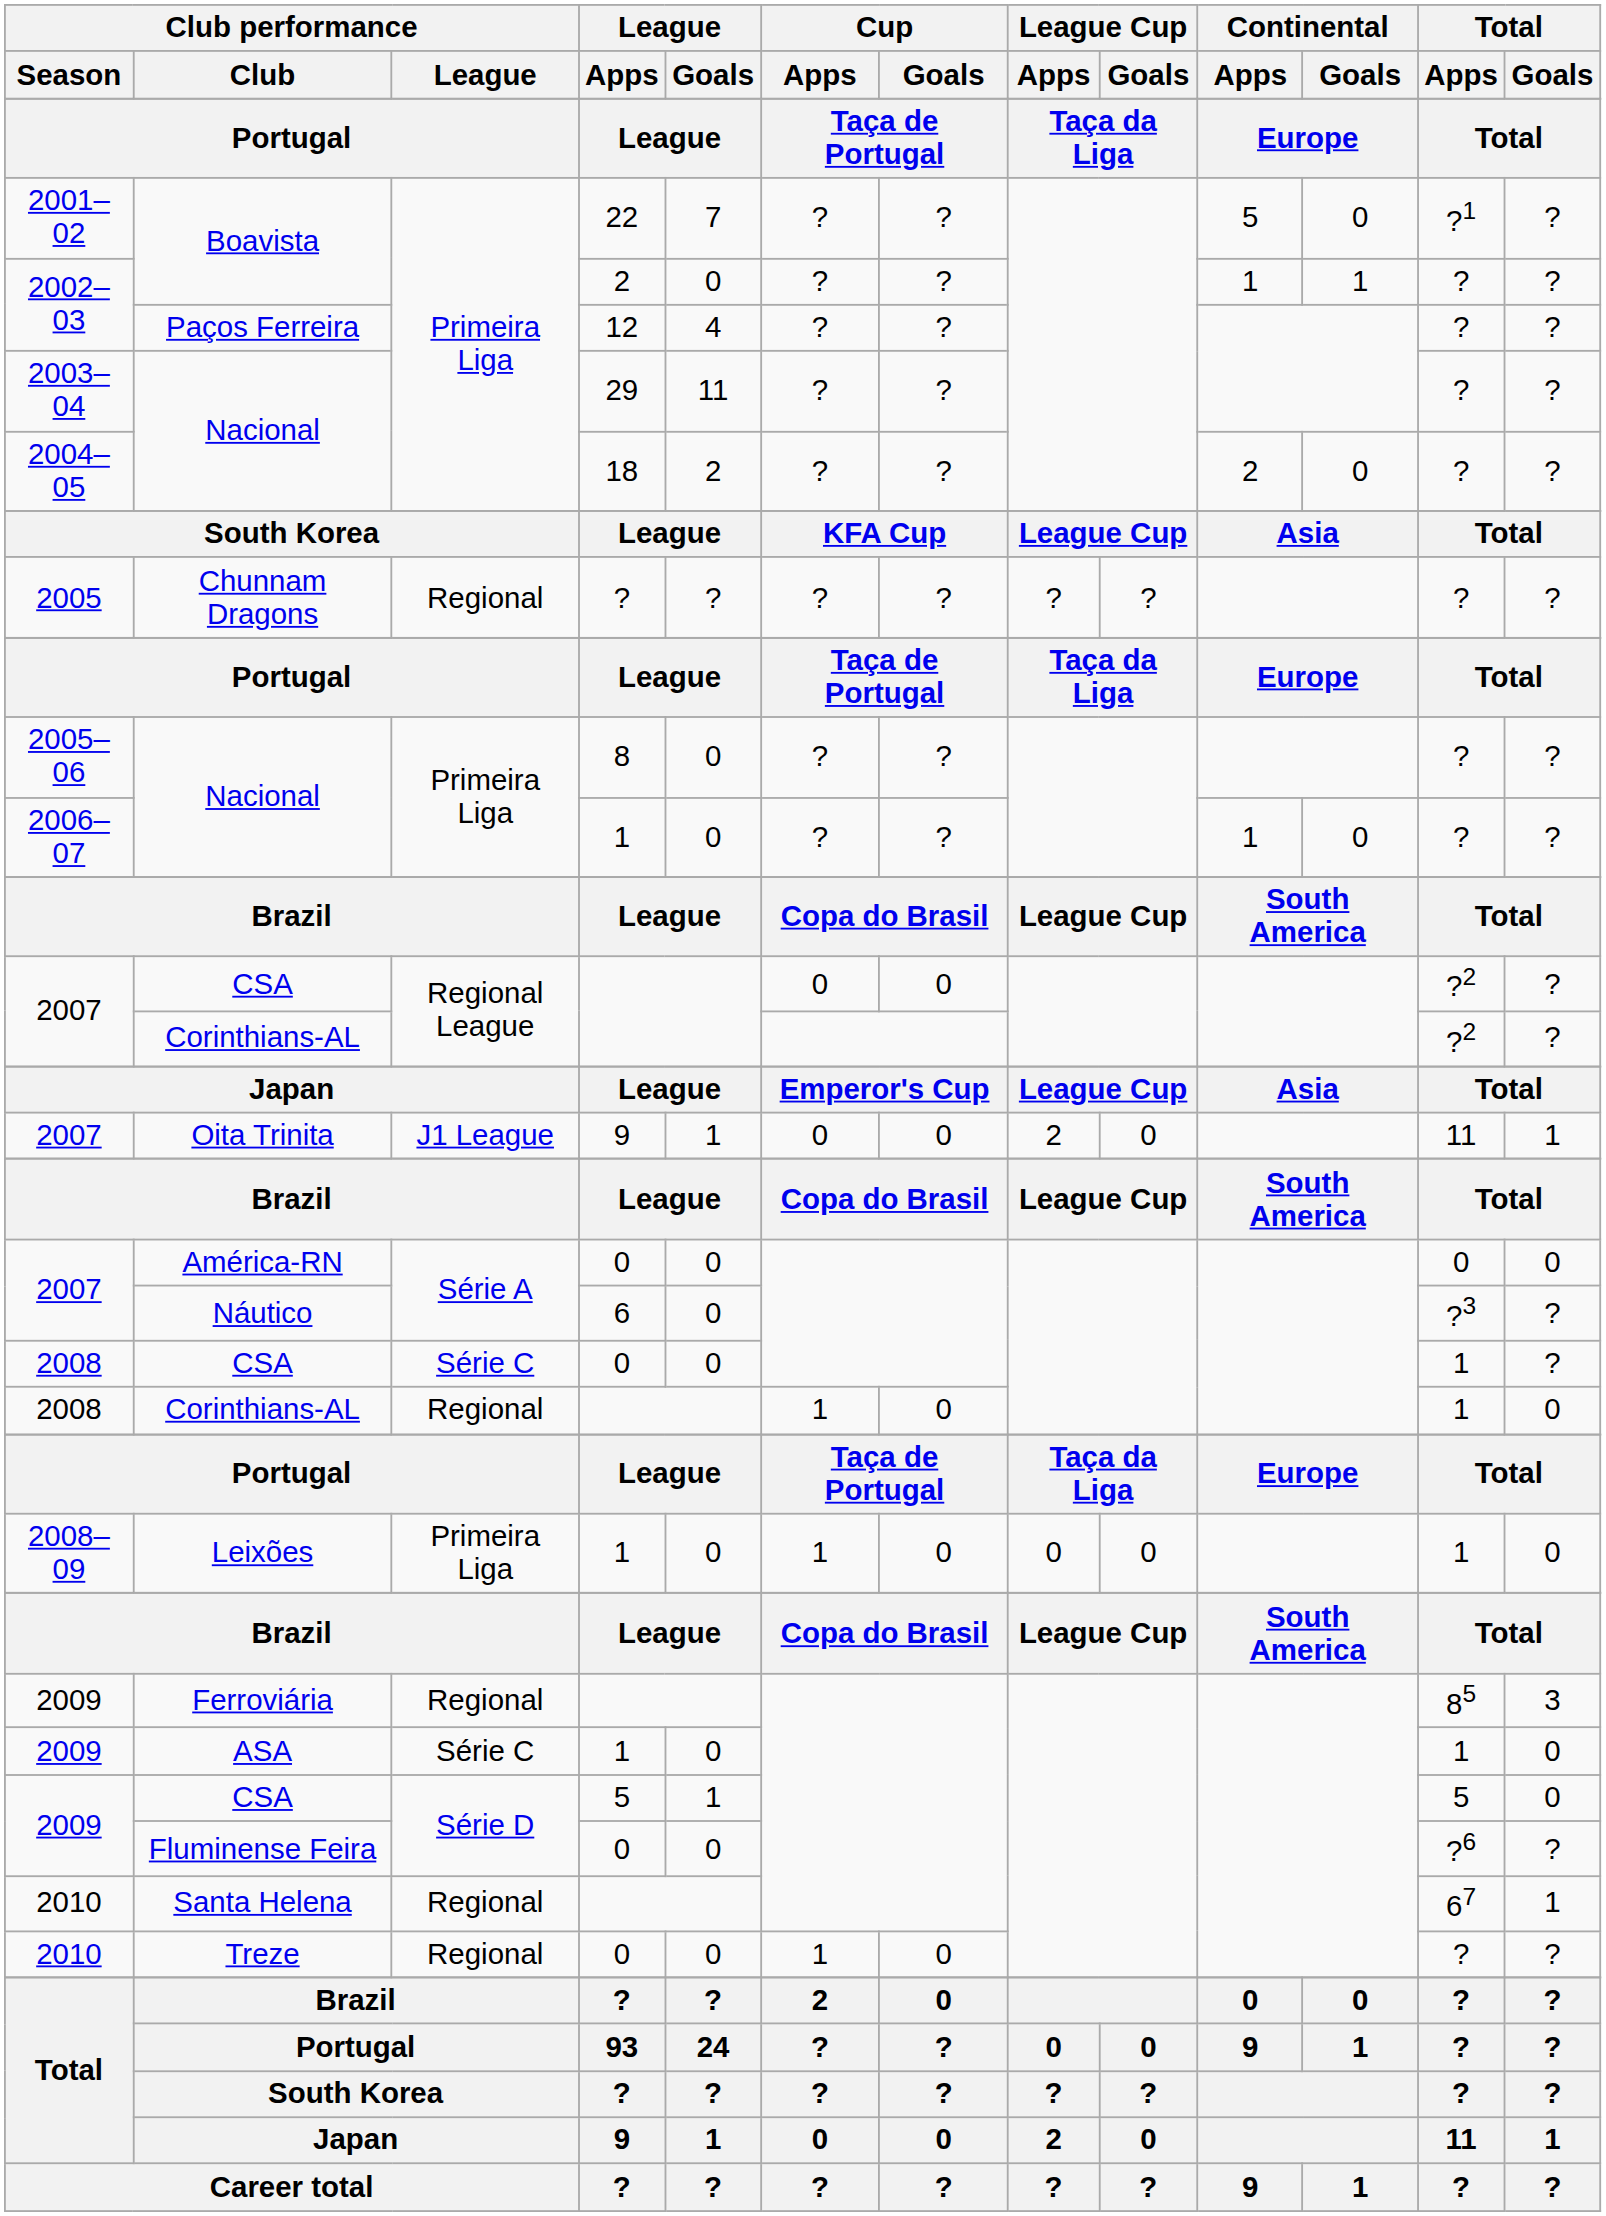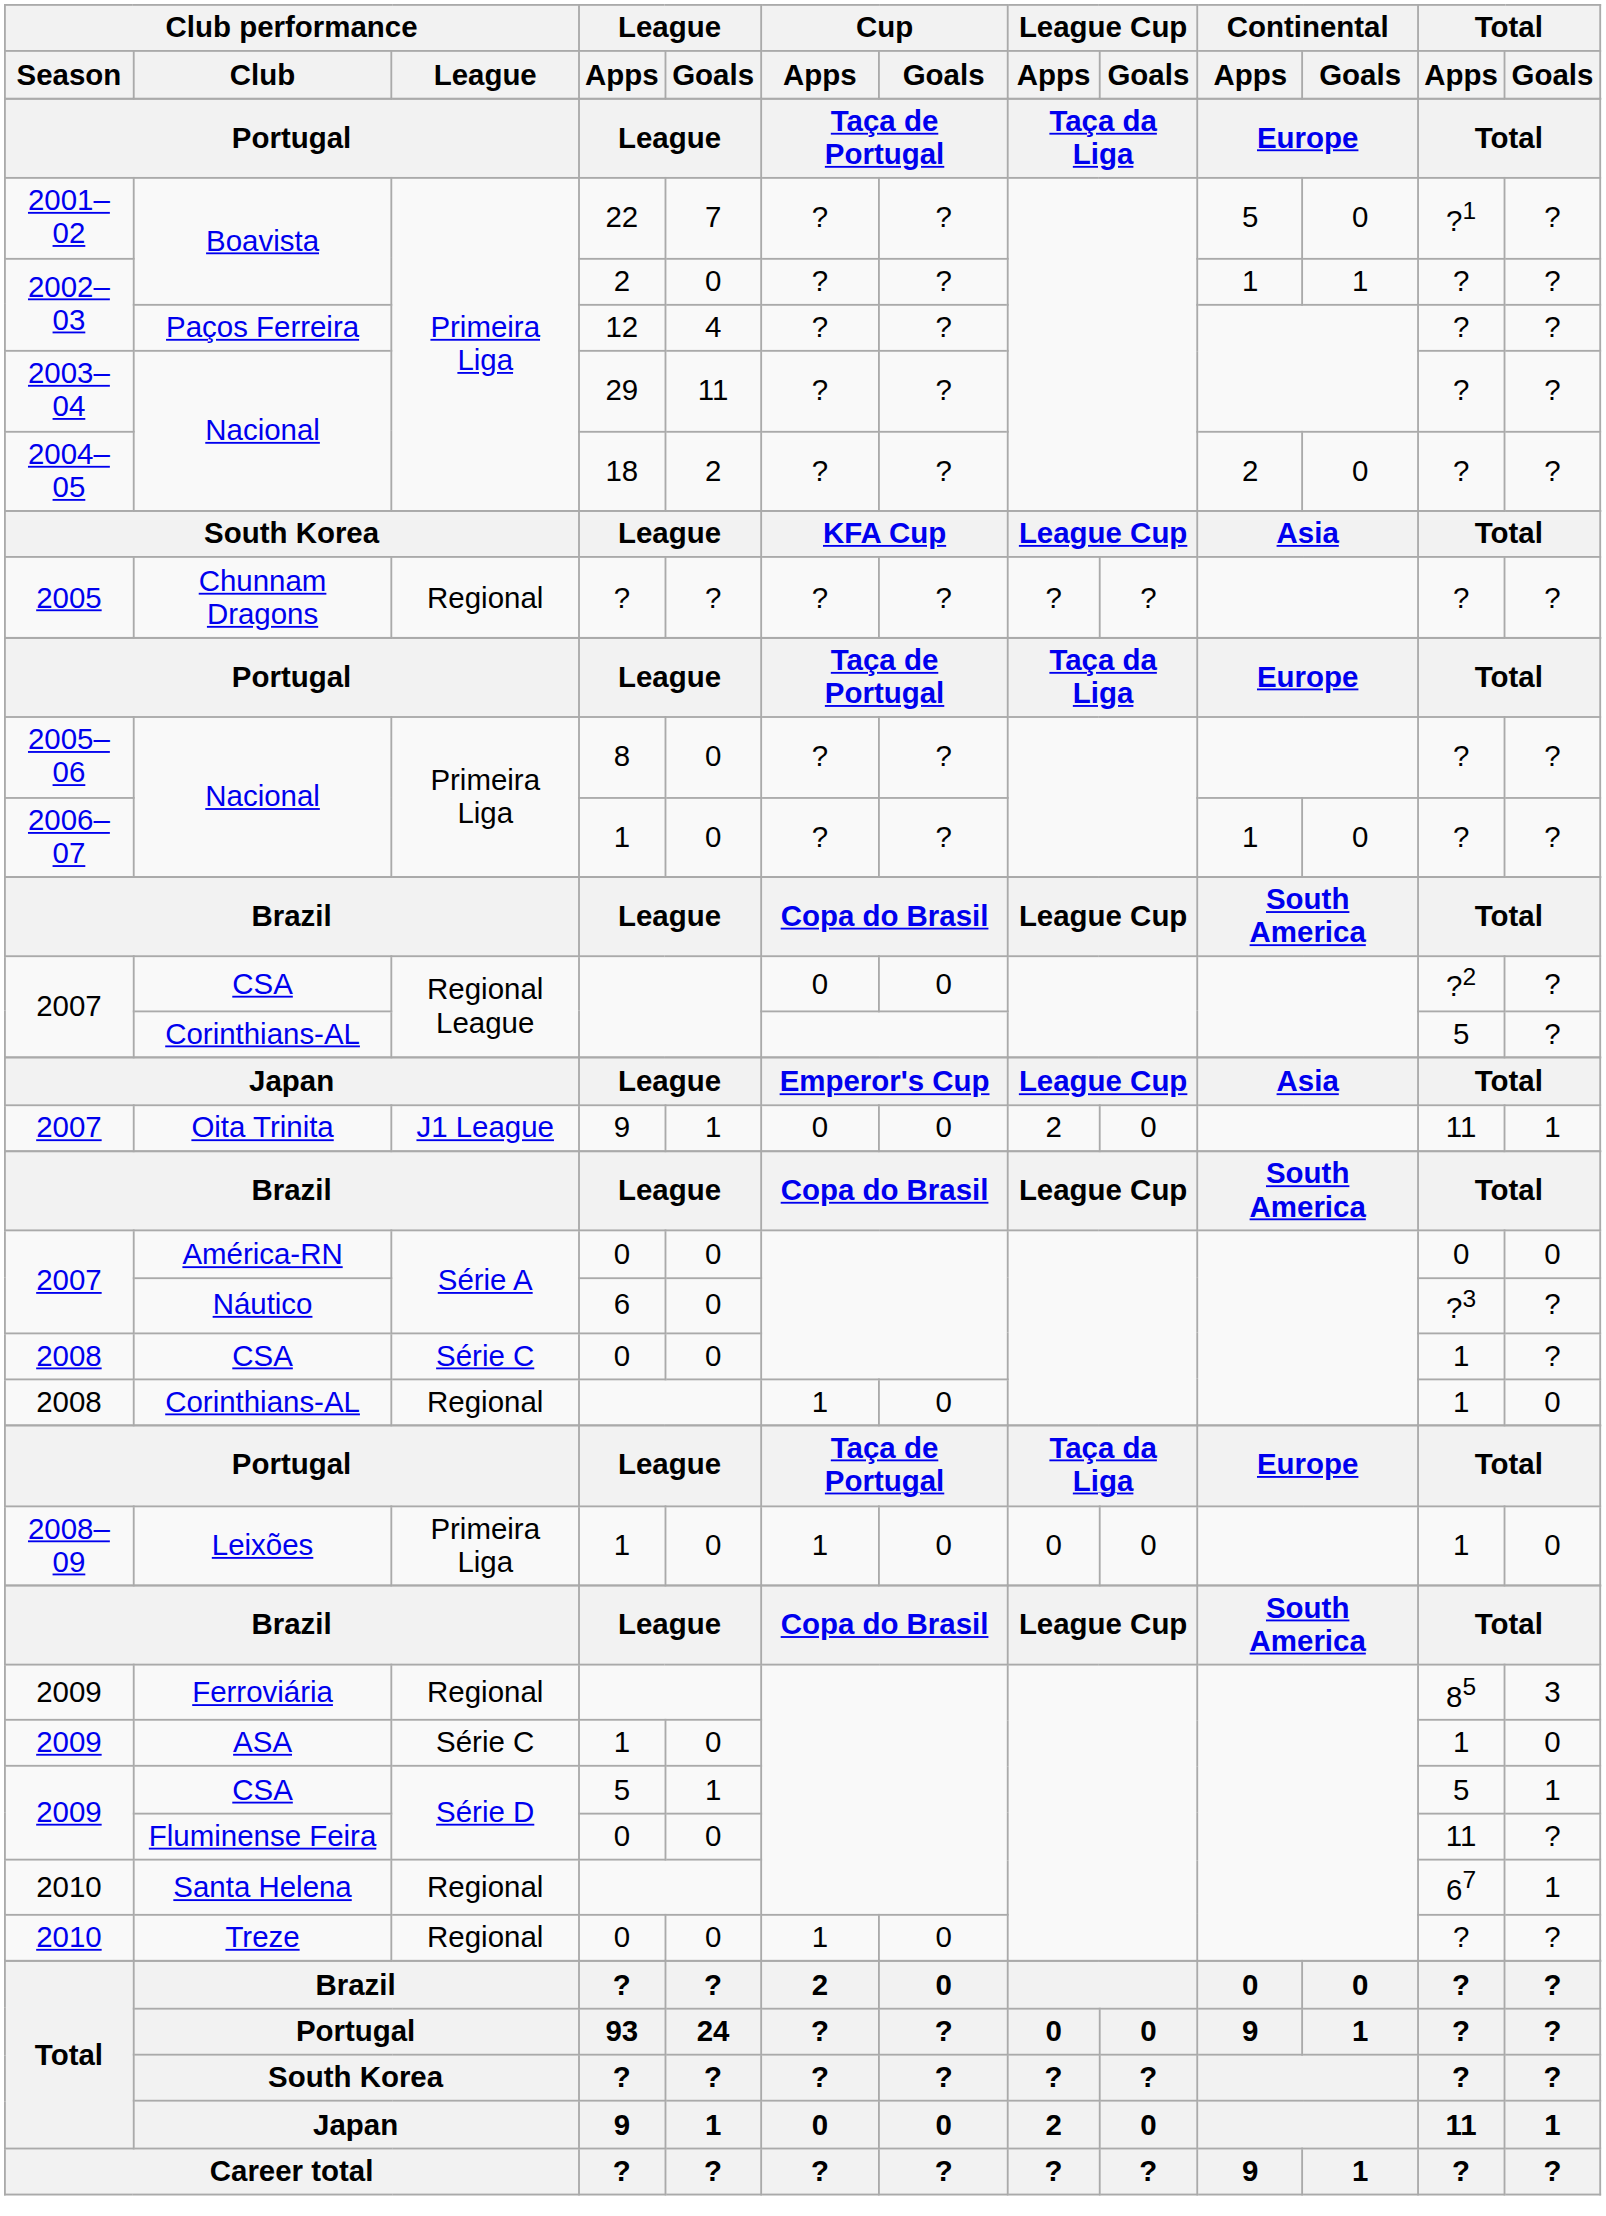(1461, 1038) ?2 -> (1461, 1034) 5
(1552, 1797) 0 -> (1552, 1789) 1
(1461, 1848) ?6 -> (1461, 1836) 11
